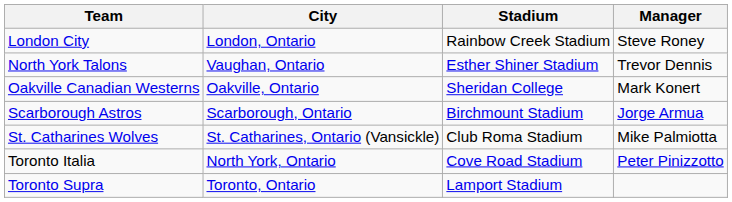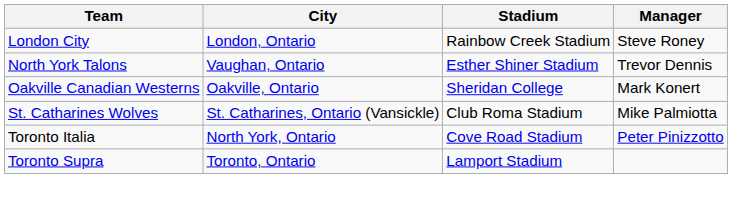- row: (75, 112)
